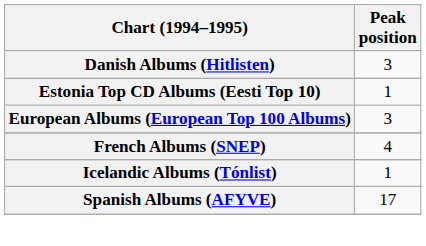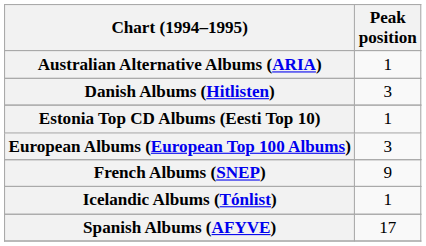+ row: (180, 64)
(388, 145) 4 -> (388, 173) 9
